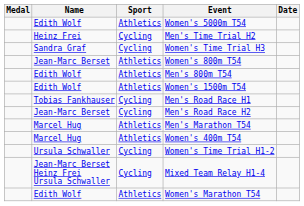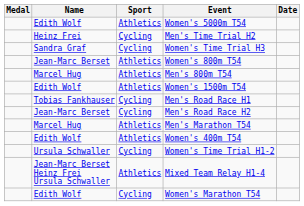(58, 75) Edith Wolf -> (58, 75) Marcel Hug
(58, 139) Marcel Hug -> (58, 139) Edith Wolf
(135, 173) Cycling -> (140, 173) Athletics
(140, 195) Athletics -> (135, 195) Cycling
